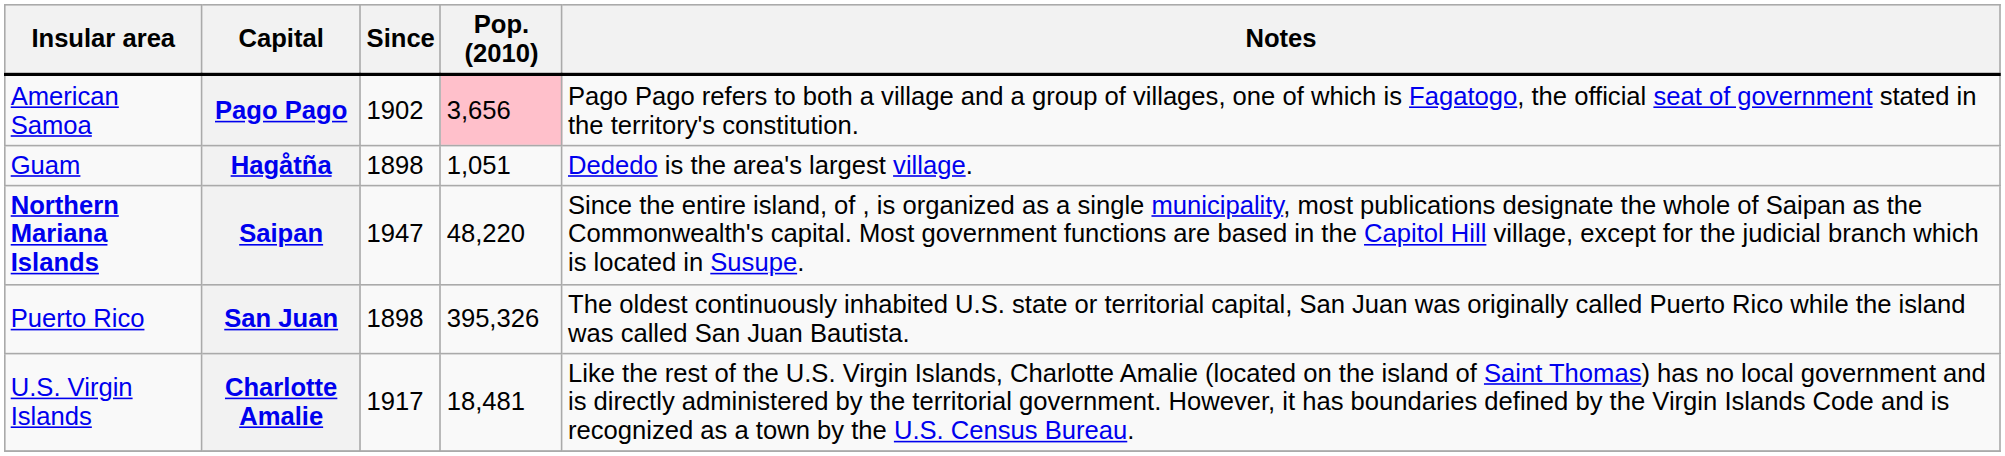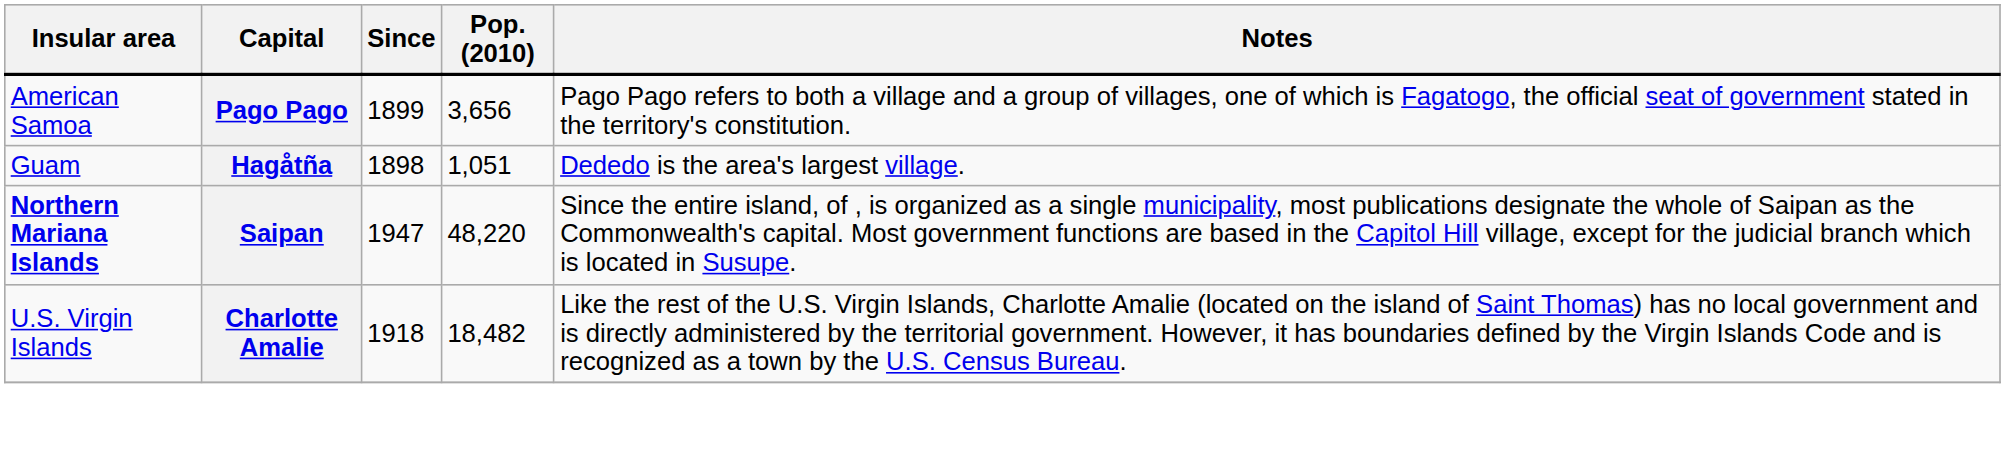(395, 110) 1902 -> (396, 110) 1899
(479, 110) pink background -> (479, 110) no background
- row: (281, 318)
(395, 402) 1917 -> (396, 332) 1918
(486, 402) 18,481 -> (487, 332) 18,482
